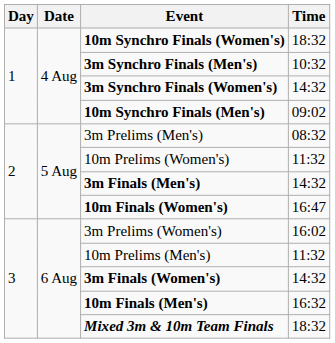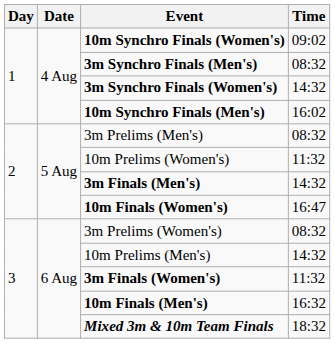(309, 40) 18:32 -> (309, 40) 09:02
(309, 64) 10:32 -> (309, 64) 08:32
(309, 111) 09:02 -> (309, 111) 16:02
(309, 231) 16:02 -> (309, 231) 08:32
(309, 254) 11:32 -> (309, 254) 14:32
(309, 278) 14:32 -> (309, 278) 11:32
